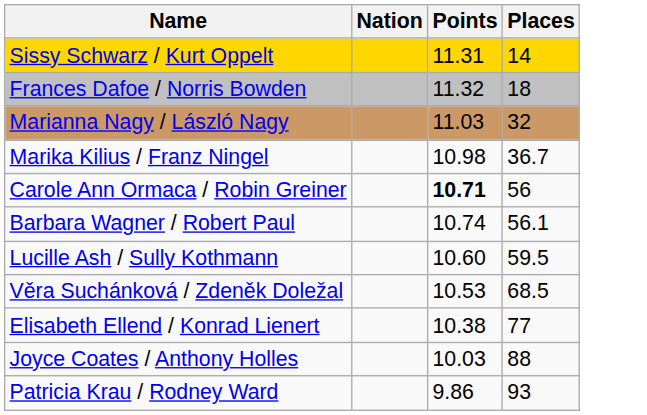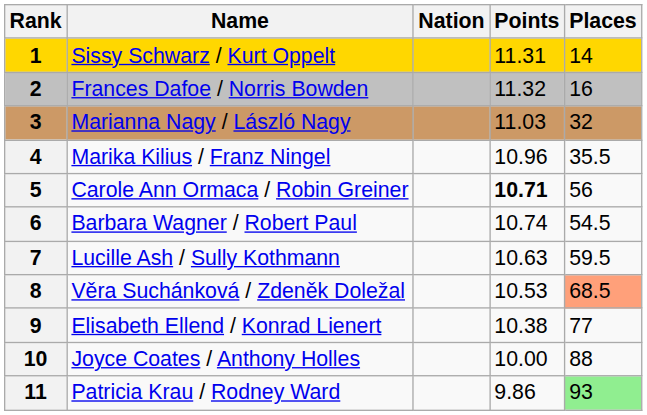+ column: (36, 21)
(519, 88) 18 -> (581, 88) 16
(459, 156) 10.98 -> (521, 156) 10.96
(528, 156) 36.7 -> (590, 156) 35.5
(528, 223) 56.1 -> (590, 223) 54.5
(459, 257) 10.60 -> (521, 257) 10.63
(528, 291) no background -> (590, 291) lightsalmon background
(459, 358) 10.03 -> (521, 358) 10.00
(519, 392) no background -> (581, 392) lightgreen background
